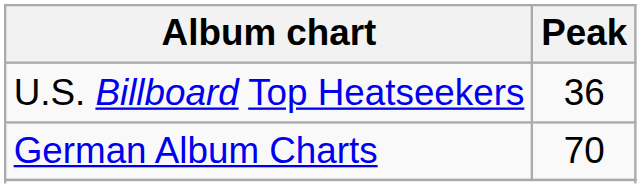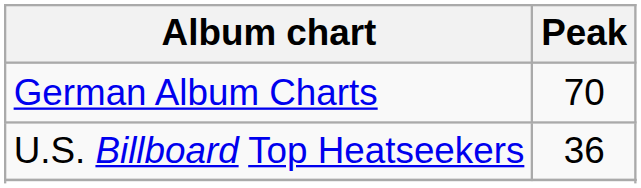rows swapped: (269, 92) <-> (196, 150)
